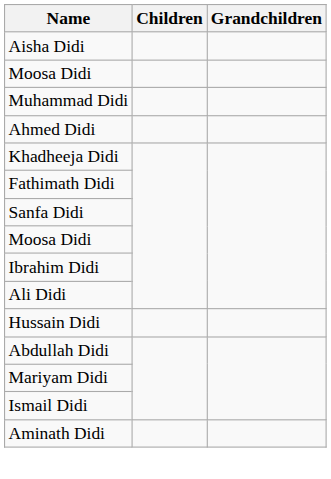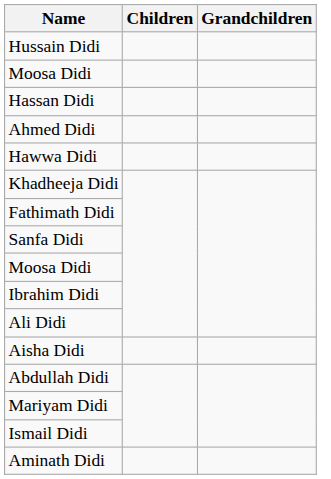rows swapped: (47, 45) <-> (54, 322)
- row: (68, 101)
+ row: (51, 101)
+ row: (53, 156)
